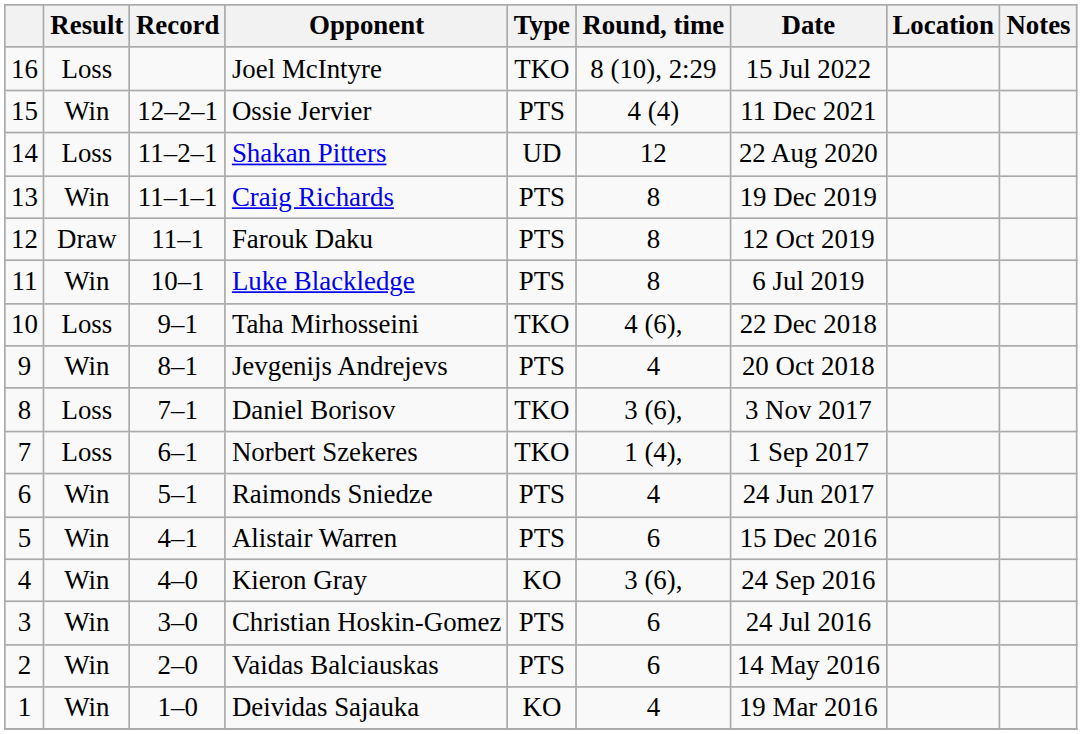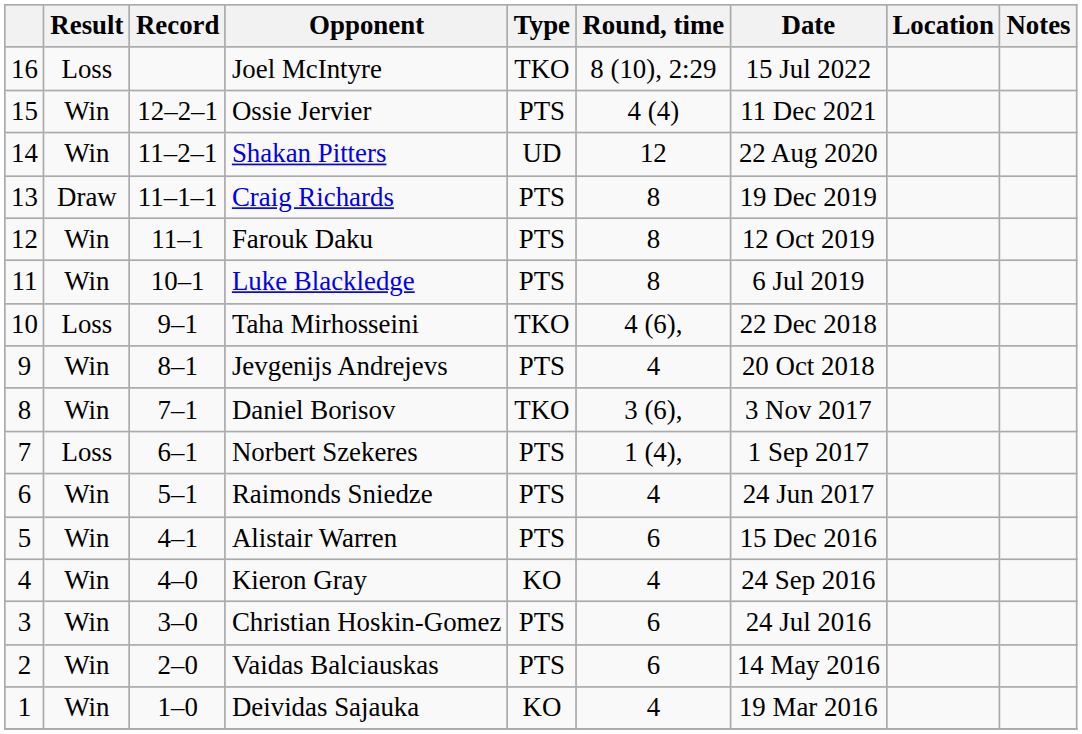(87, 153) Loss -> (87, 153) Win
(87, 196) Win -> (87, 196) Draw
(87, 238) Draw -> (87, 238) Win
(87, 409) Loss -> (87, 409) Win
(542, 452) TKO -> (542, 452) PTS
(653, 580) 3 (6), -> (653, 580) 4
